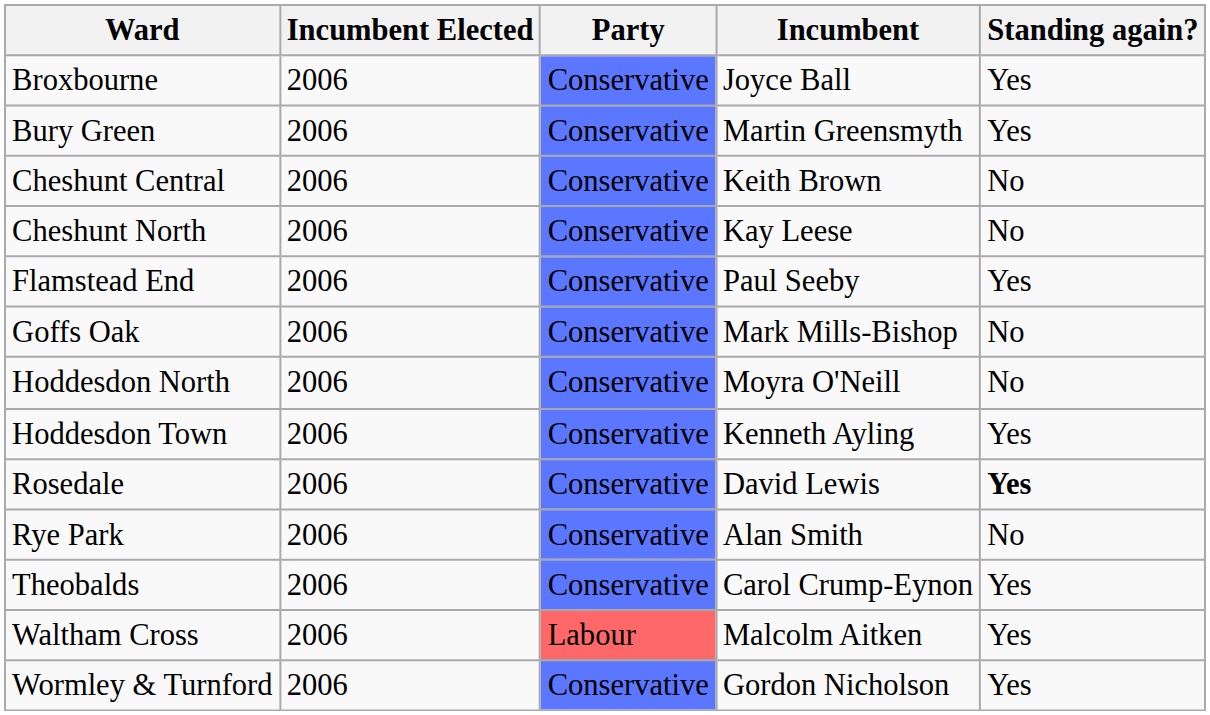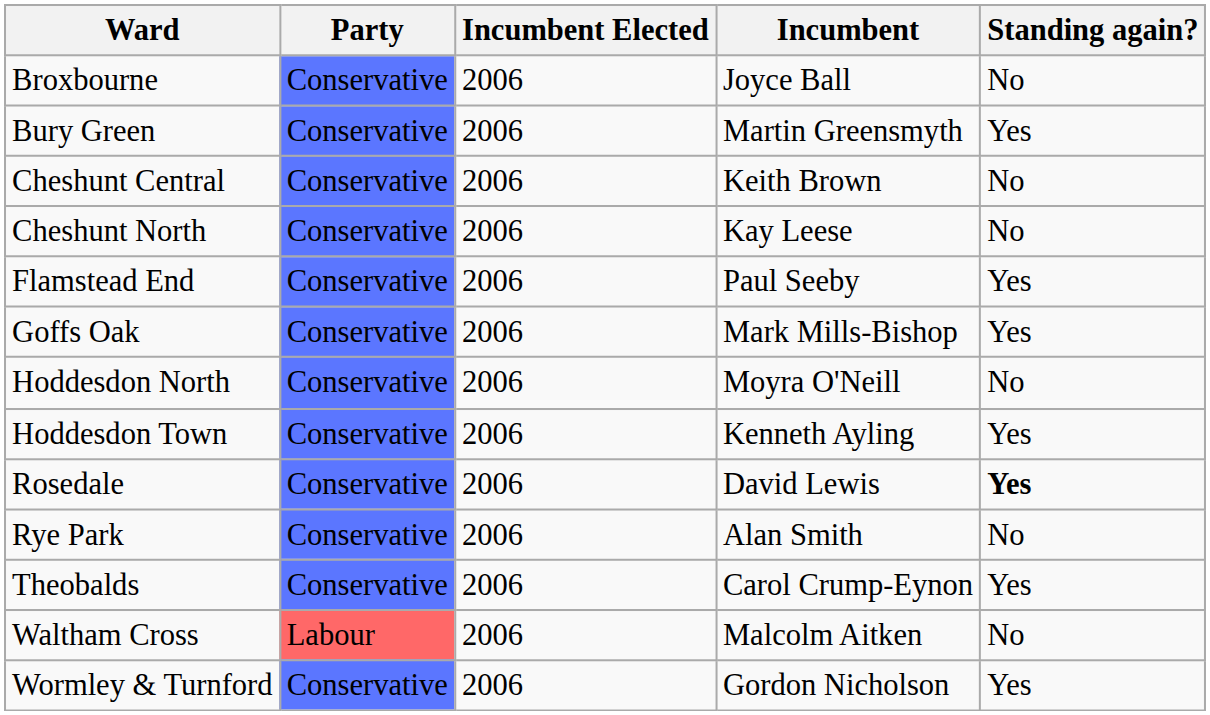columns swapped: (628, 29) <-> (410, 29)
(1009, 80) Yes -> (1006, 80) No
(1006, 332) No -> (1009, 332) Yes
(1009, 634) Yes -> (1006, 634) No
